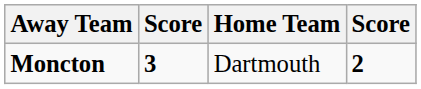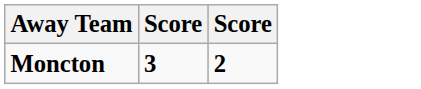- column: (277, 24)
